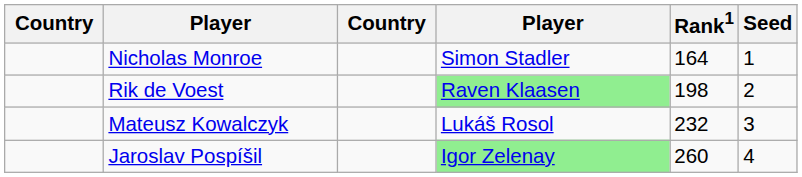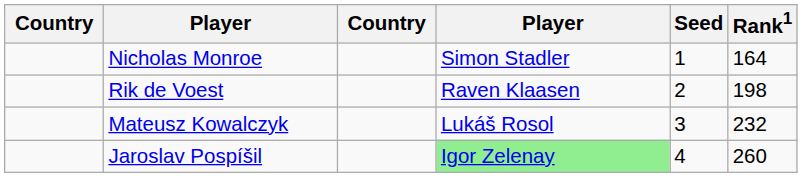columns swapped: (704, 23) <-> (768, 23)
(510, 91) lightgreen background -> (510, 91) no background
